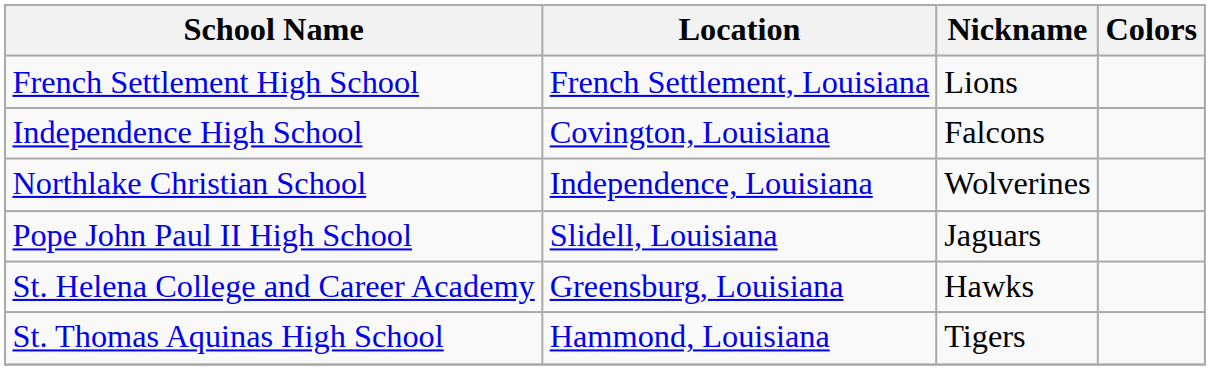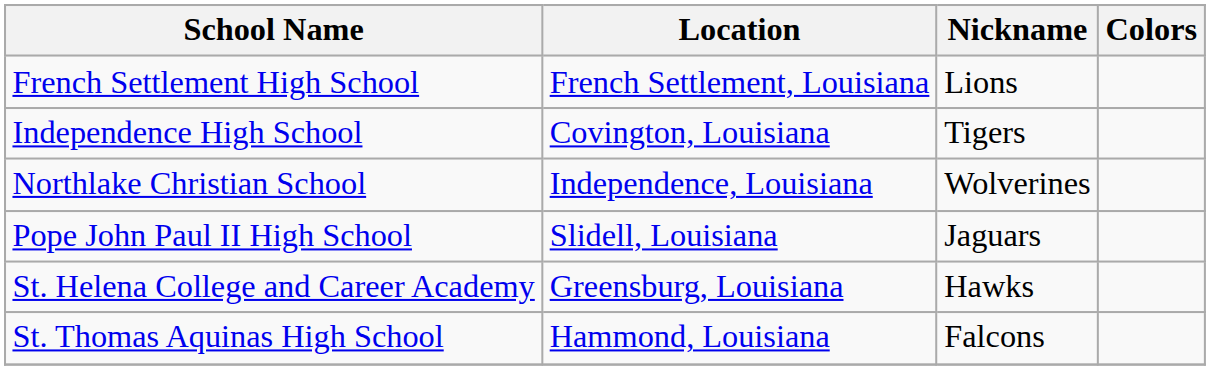(995, 132) Falcons -> (985, 132) Tigers
(985, 337) Tigers -> (995, 337) Falcons
